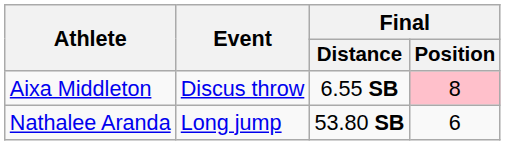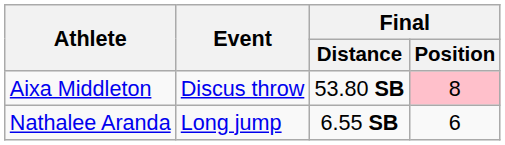(359, 89) 6.55 SB -> (359, 89) 53.80 SB
(359, 123) 53.80 SB -> (359, 123) 6.55 SB
